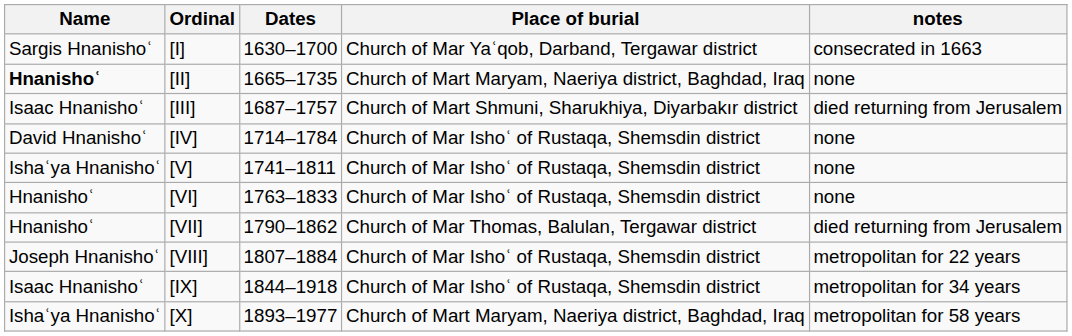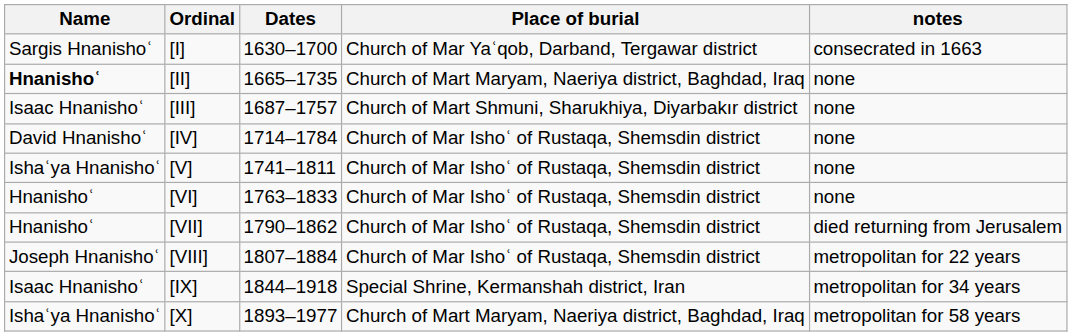(938, 108) died returning from Jerusalem -> (834, 108) none
(551, 227) Church of Mar Thomas, Balulan, Tergawar district -> (553, 227) Church of Mar Ishoʿ of Rustaqa, Shemsdin district
(553, 286) Church of Mar Ishoʿ of Rustaqa, Shemsdin district -> (516, 286) Special Shrine, Kermanshah district, Iran
